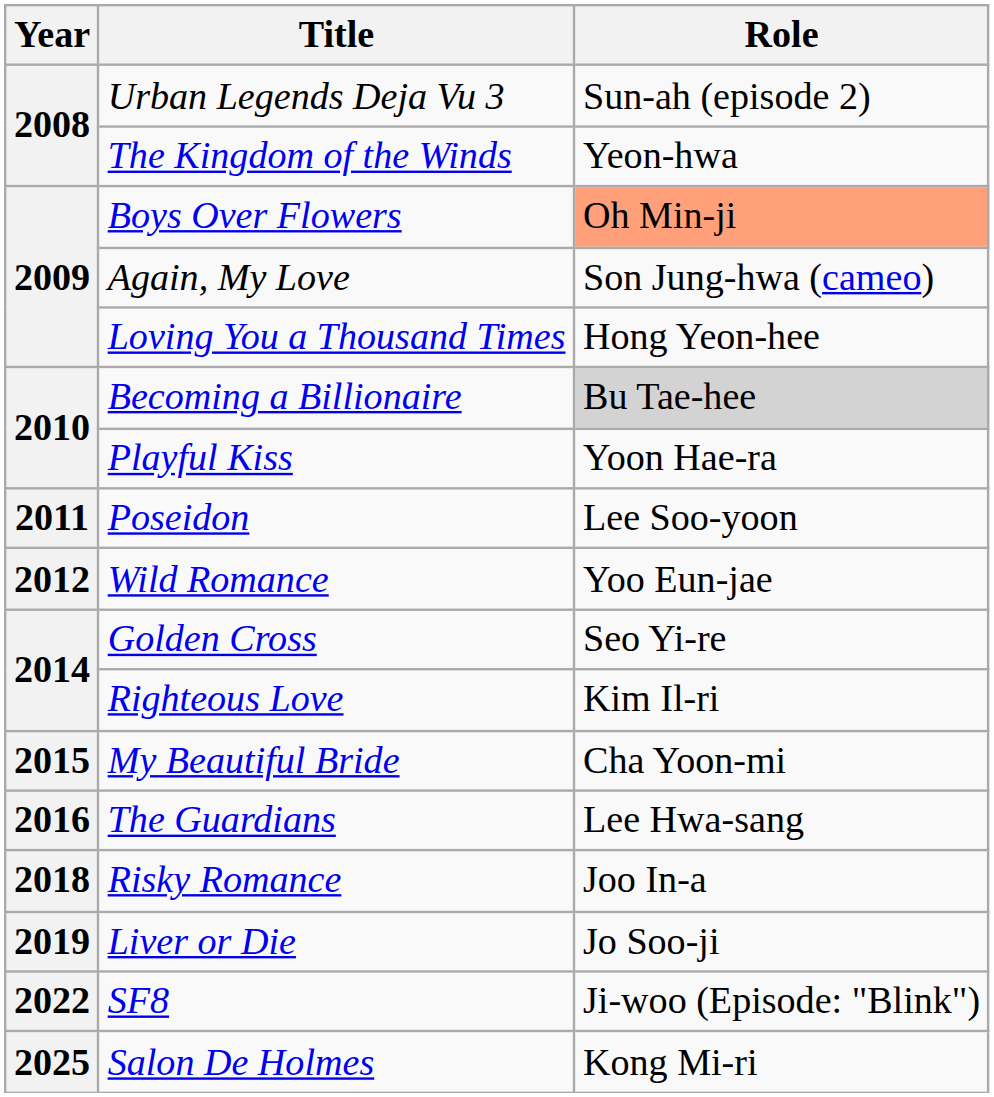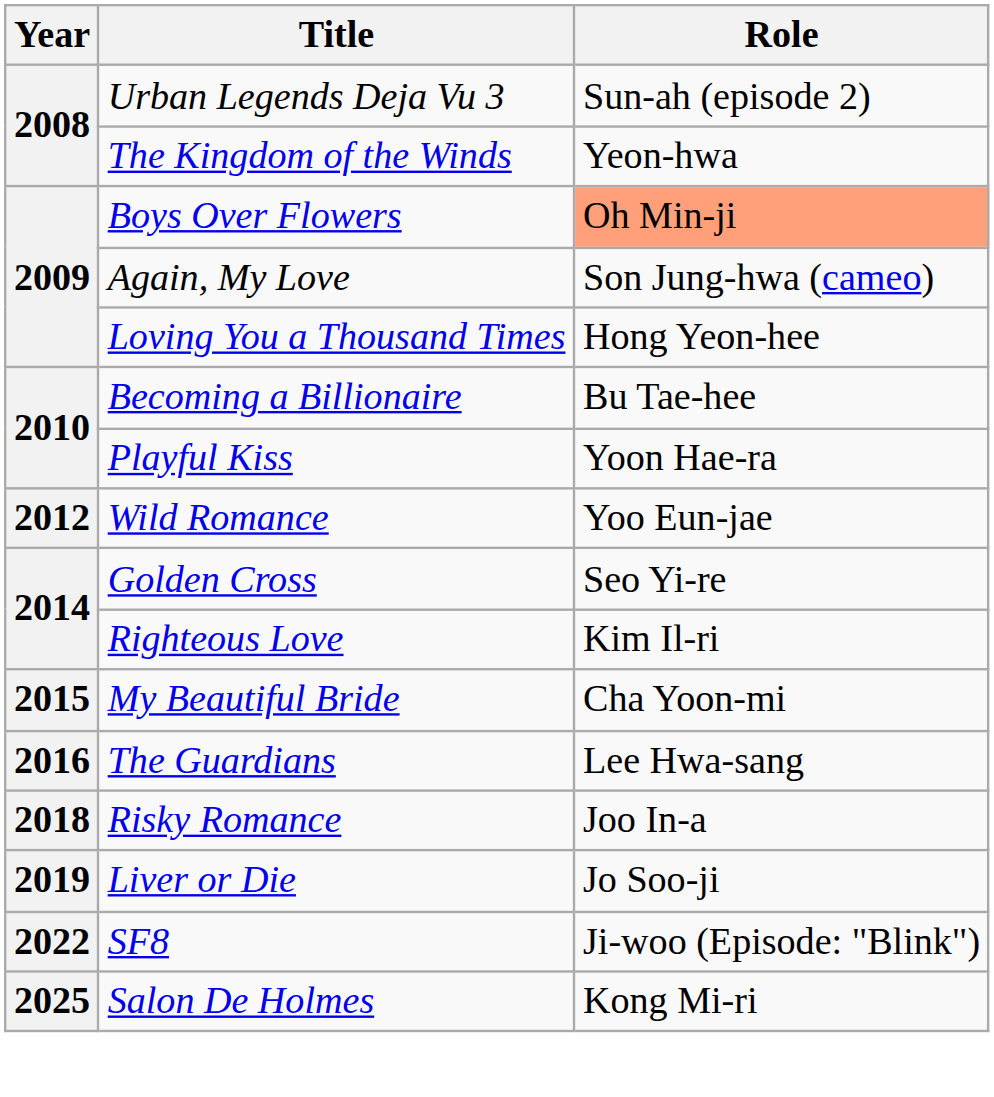(670, 397) lightgrey background -> (670, 397) no background
- row: (179, 517)
